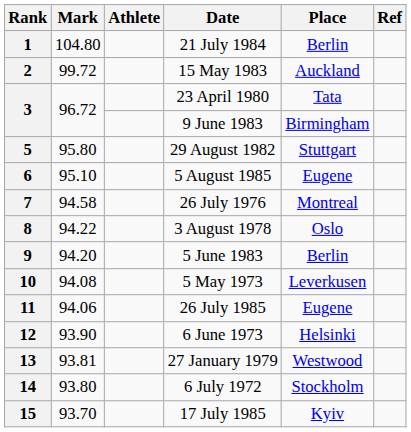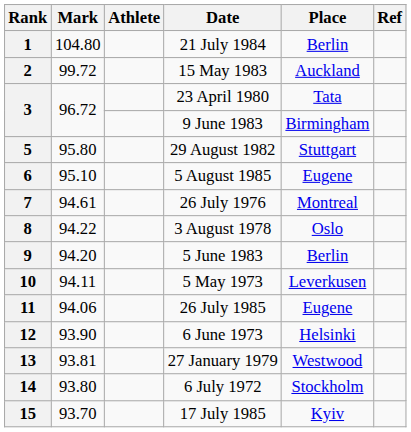(78, 202) 94.58 -> (78, 202) 94.61
(78, 281) 94.08 -> (78, 281) 94.11
